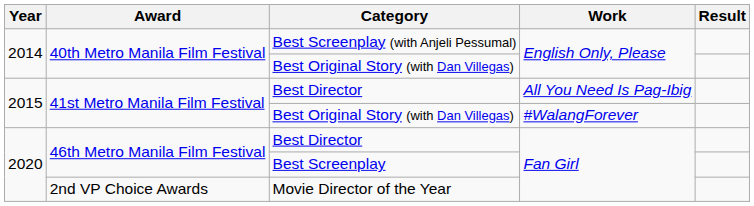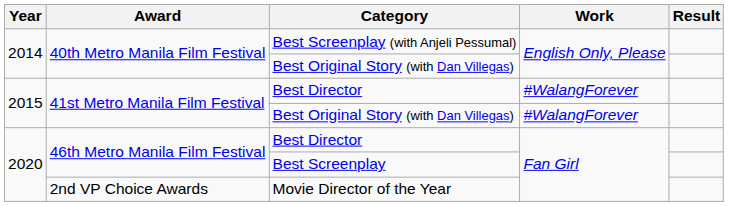(607, 90) All You Need Is Pag-Ibig -> (581, 90) #WalangForever
